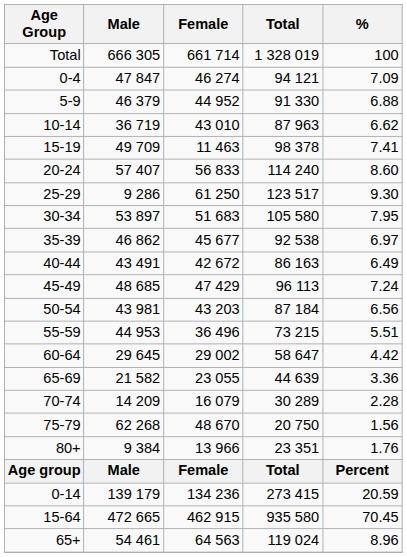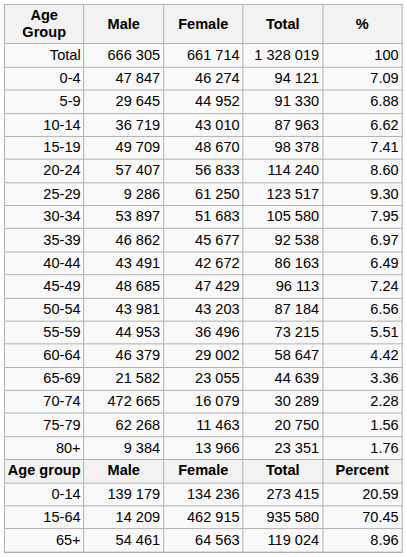(138, 101) 46 379 -> (138, 101) 29 645
(218, 147) 11 463 -> (217, 147) 48 670
(138, 355) 29 645 -> (138, 355) 46 379
(138, 401) 14 209 -> (134, 401) 472 665
(217, 424) 48 670 -> (218, 424) 11 463
(134, 517) 472 665 -> (138, 517) 14 209
